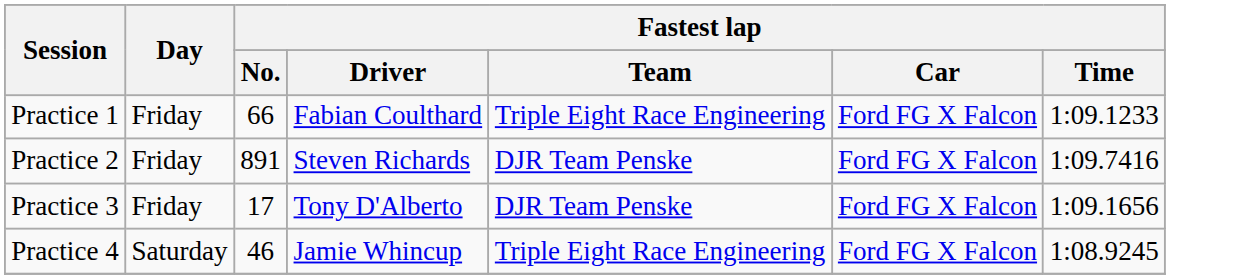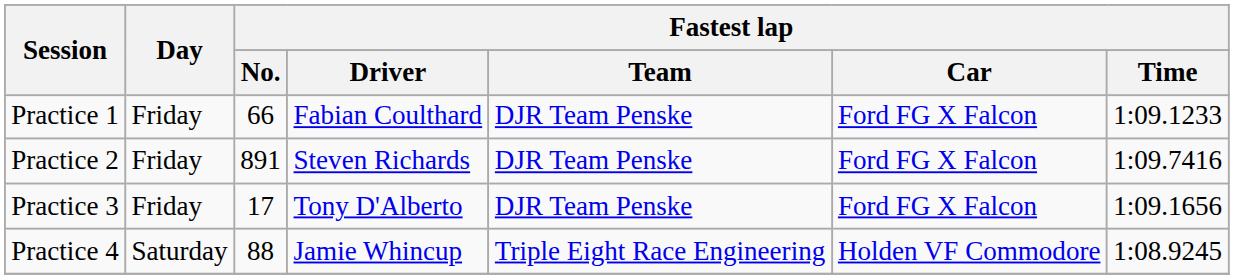(660, 116) Triple Eight Race Engineering -> (594, 116) DJR Team Penske
(261, 250) 46 -> (261, 250) 88
(937, 250) Ford FG X Falcon -> (969, 250) Holden VF Commodore
